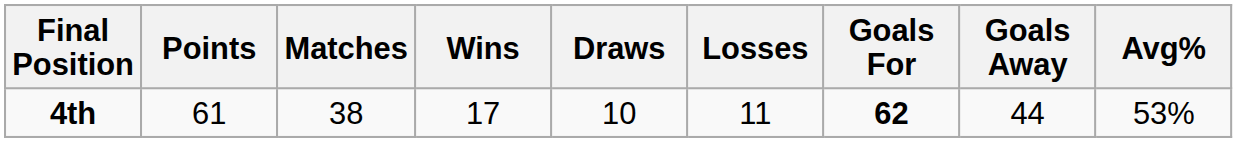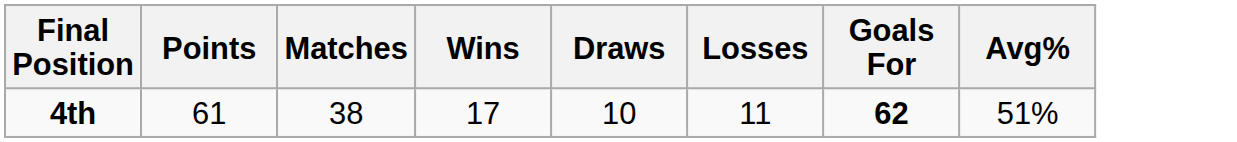- column: (1028, 47)
(1164, 113) 53% -> (1028, 113) 51%
